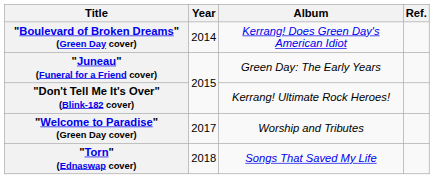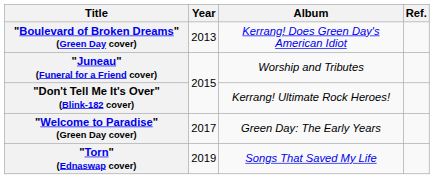(204, 37) 2014 -> (204, 37) 2013
(311, 67) Green Day: The Early Years -> (311, 67) Worship and Tributes
(311, 128) Worship and Tributes -> (311, 128) Green Day: The Early Years
(204, 158) 2018 -> (204, 158) 2019
